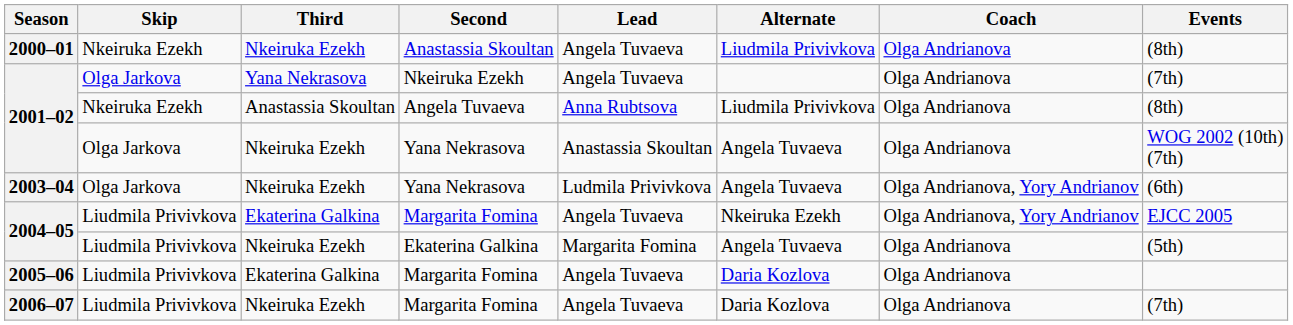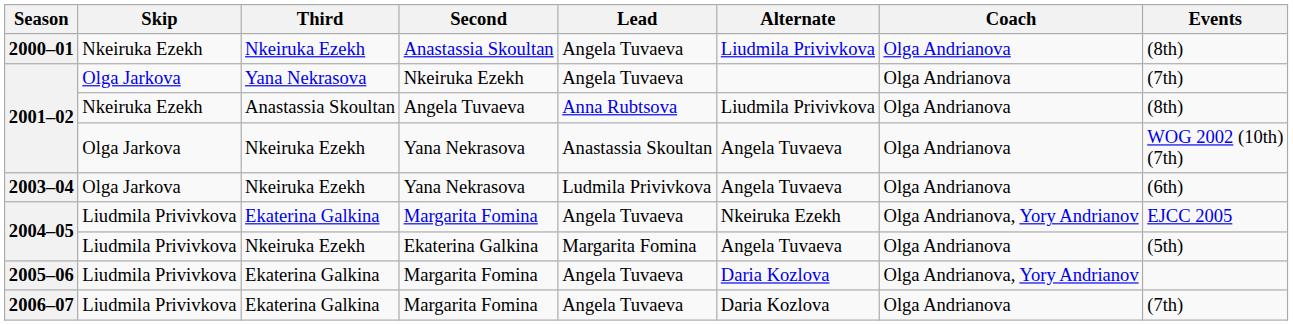(1011, 187) Olga Andrianova, Yory Andrianov -> (947, 187) Olga Andrianova
(947, 275) Olga Andrianova -> (1011, 275) Olga Andrianova, Yory Andrianov
(305, 305) Nkeiruka Ezekh -> (312, 305) Ekaterina Galkina
